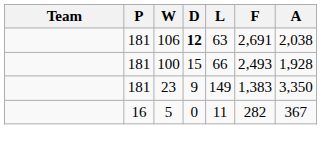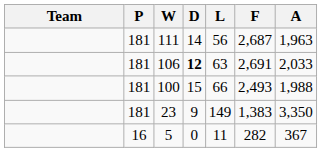+ row: (168, 40)
(296, 40) 2,038 -> (296, 64) 2,033
(296, 64) 1,928 -> (296, 87) 1,988
